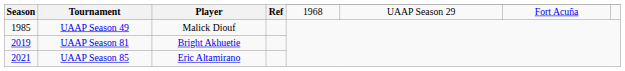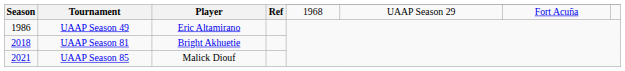(21, 27) 1985 -> (21, 27) 1986
(209, 27) Malick Diouf -> (209, 27) Eric Altamirano
(21, 43) 2019 -> (21, 43) 2018
(209, 58) Eric Altamirano -> (209, 58) Malick Diouf
